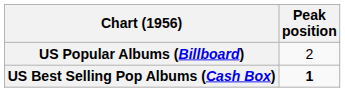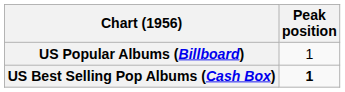(309, 53) 2 -> (309, 53) 1
